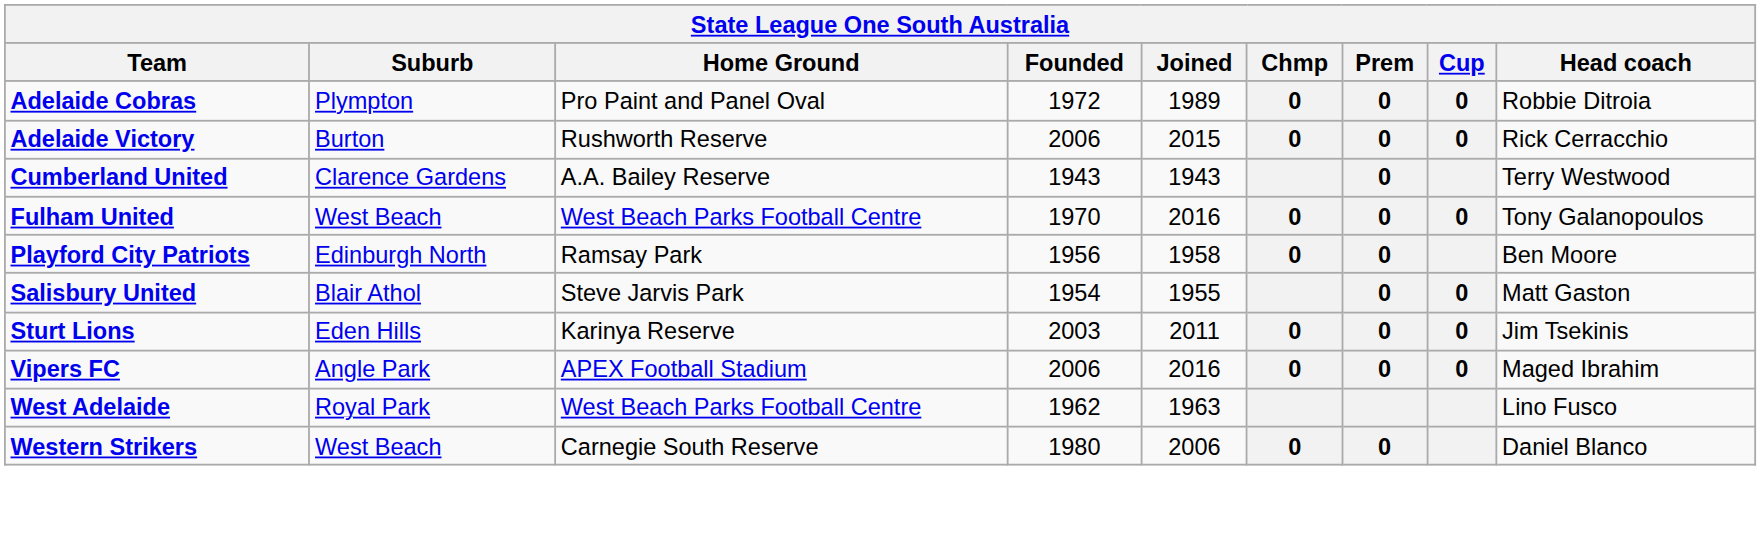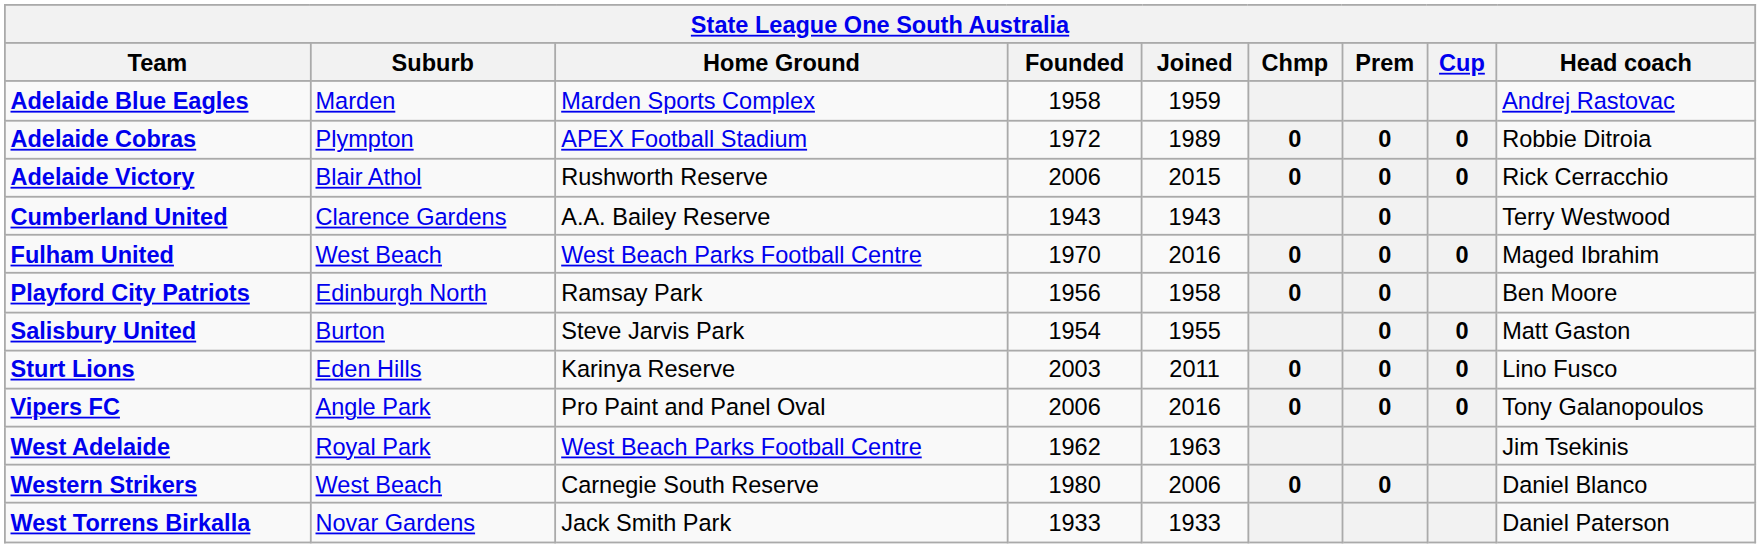+ row: (130, 101)
(693, 101) Pro Paint and Panel Oval -> (684, 139) APEX Football Stadium
(350, 139) Burton -> (369, 177) Blair Athol
(1603, 216) Tony Galanopoulos -> (1581, 254) Maged Ibrahim
(368, 293) Blair Athol -> (350, 331) Burton
(1565, 331) Jim Tsekinis -> (1560, 369) Lino Fusco
(684, 369) APEX Football Stadium -> (693, 408) Pro Paint and Panel Oval
(1581, 369) Maged Ibrahim -> (1603, 408) Tony Galanopoulos
(1560, 408) Lino Fusco -> (1565, 446) Jim Tsekinis
+ row: (130, 523)
